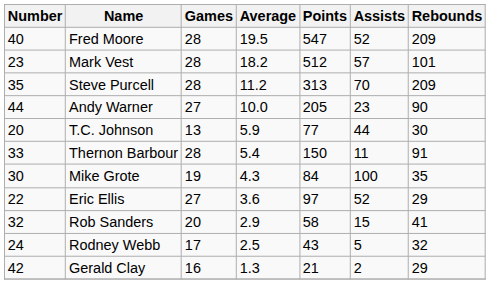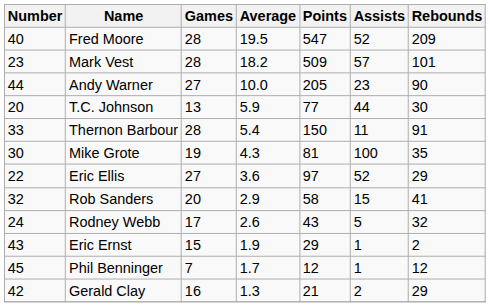(315, 62) 512 -> (315, 62) 509
- row: (112, 85)
(311, 176) 84 -> (311, 153) 81
(250, 245) 2.5 -> (250, 222) 2.6
+ row: (100, 245)
+ row: (116, 268)
